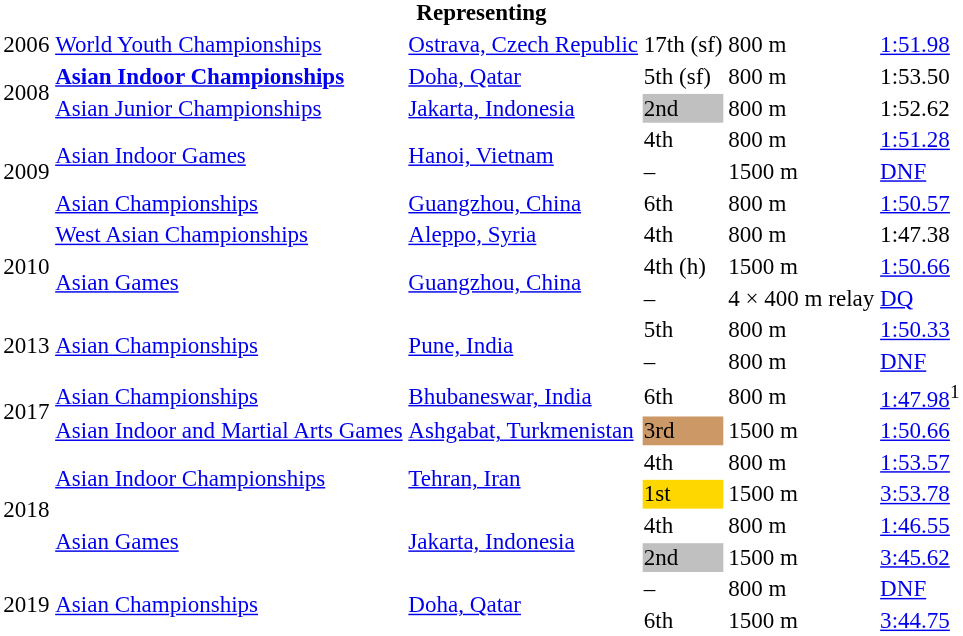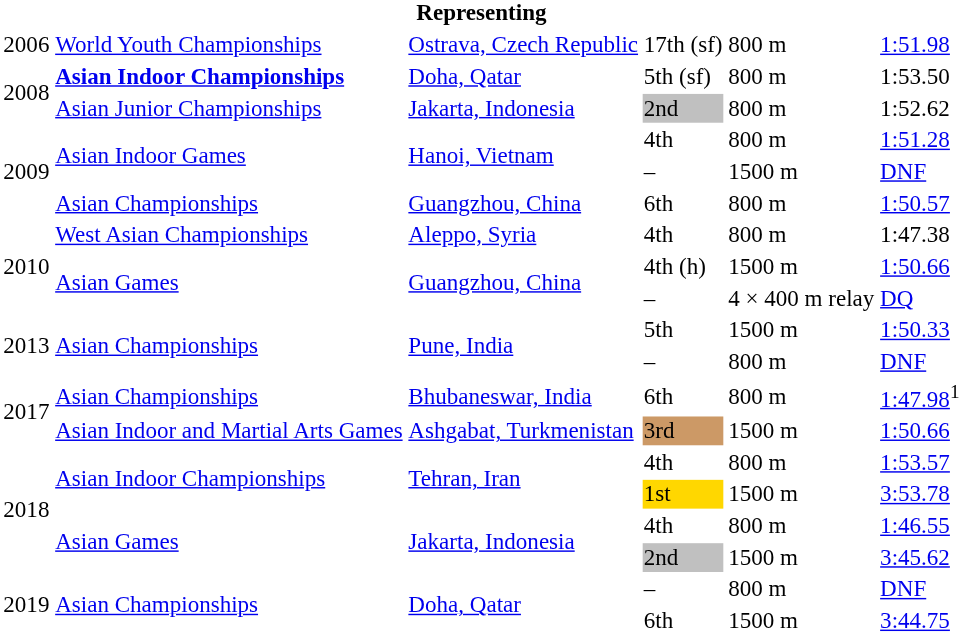(757, 329) 800 m -> (763, 329) 1500 m
